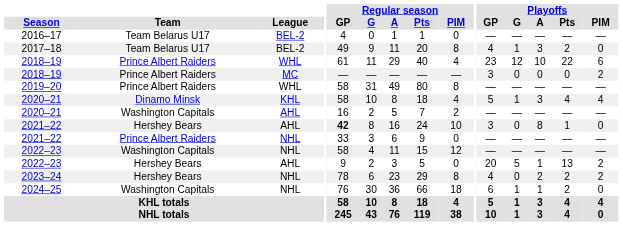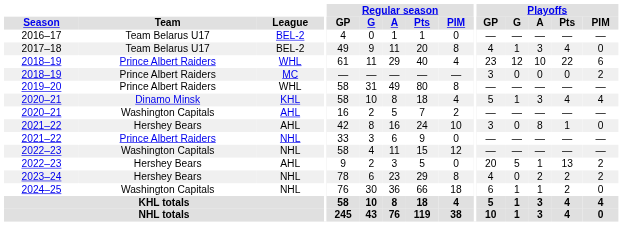(567, 48) 2 -> (567, 48) 4
(343, 125) bold -> (343, 125) normal
